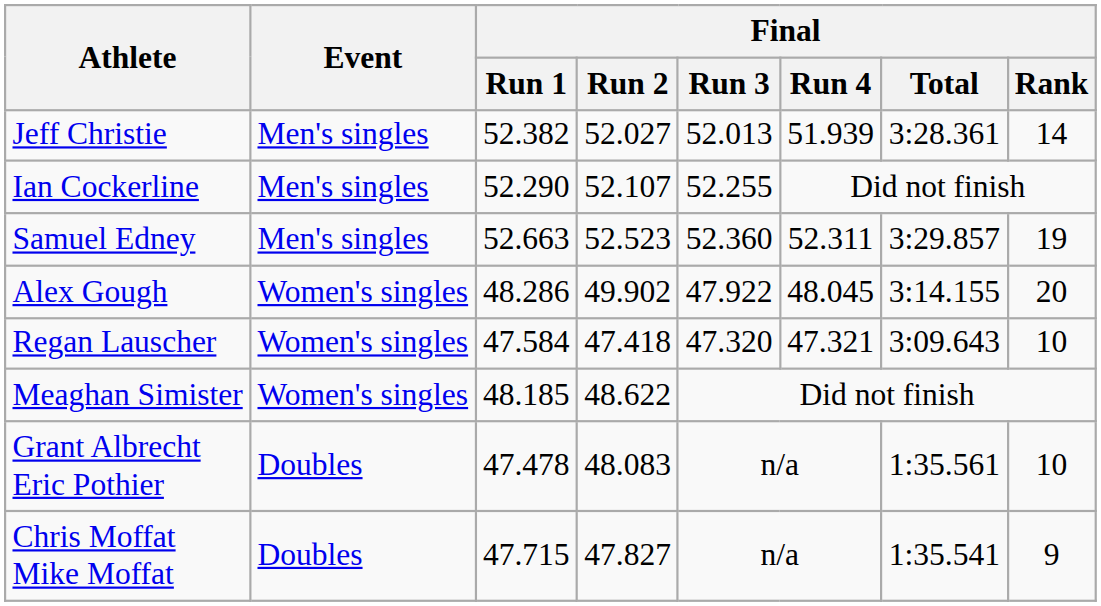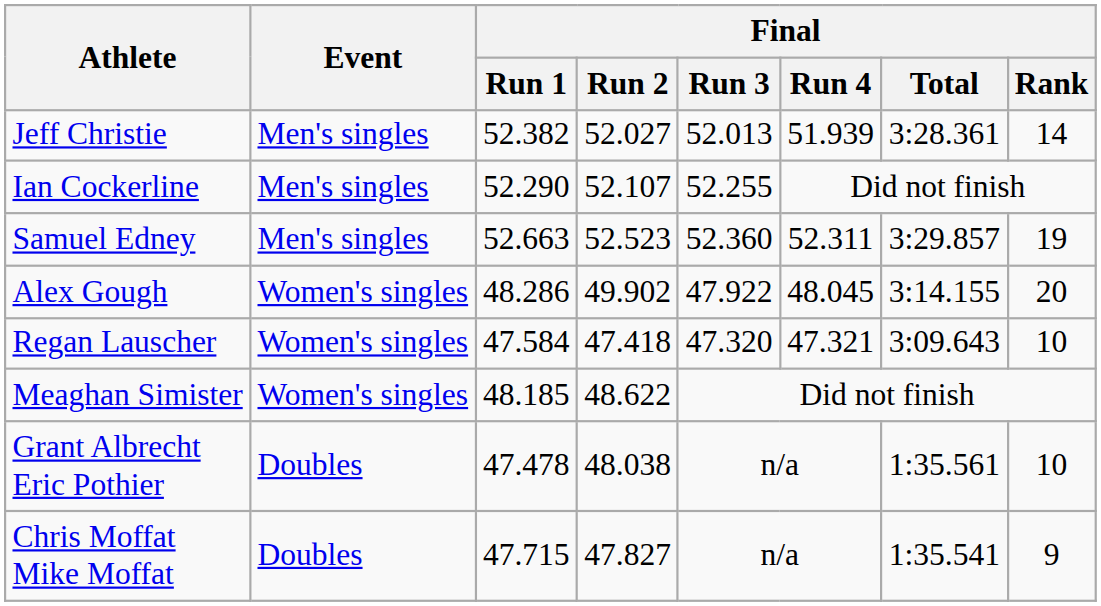(628, 465) 48.083 -> (628, 465) 48.038
